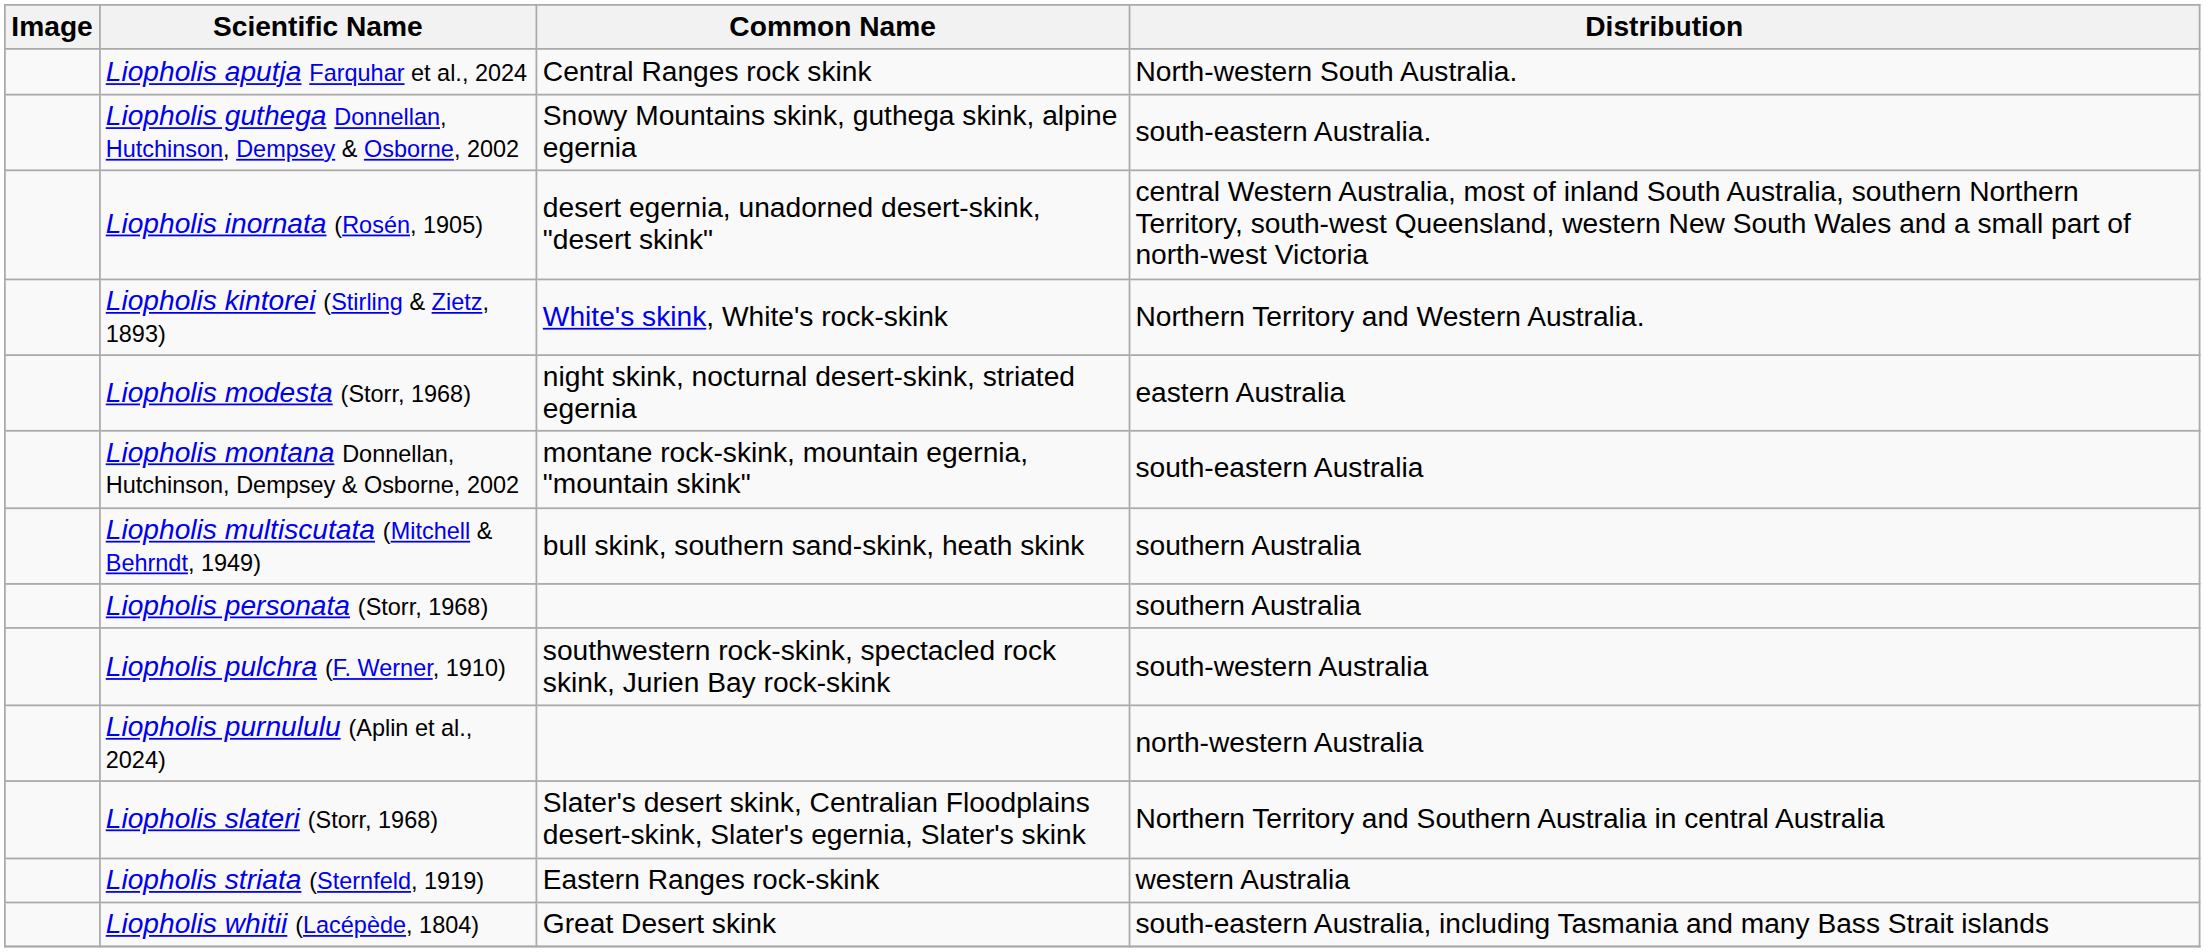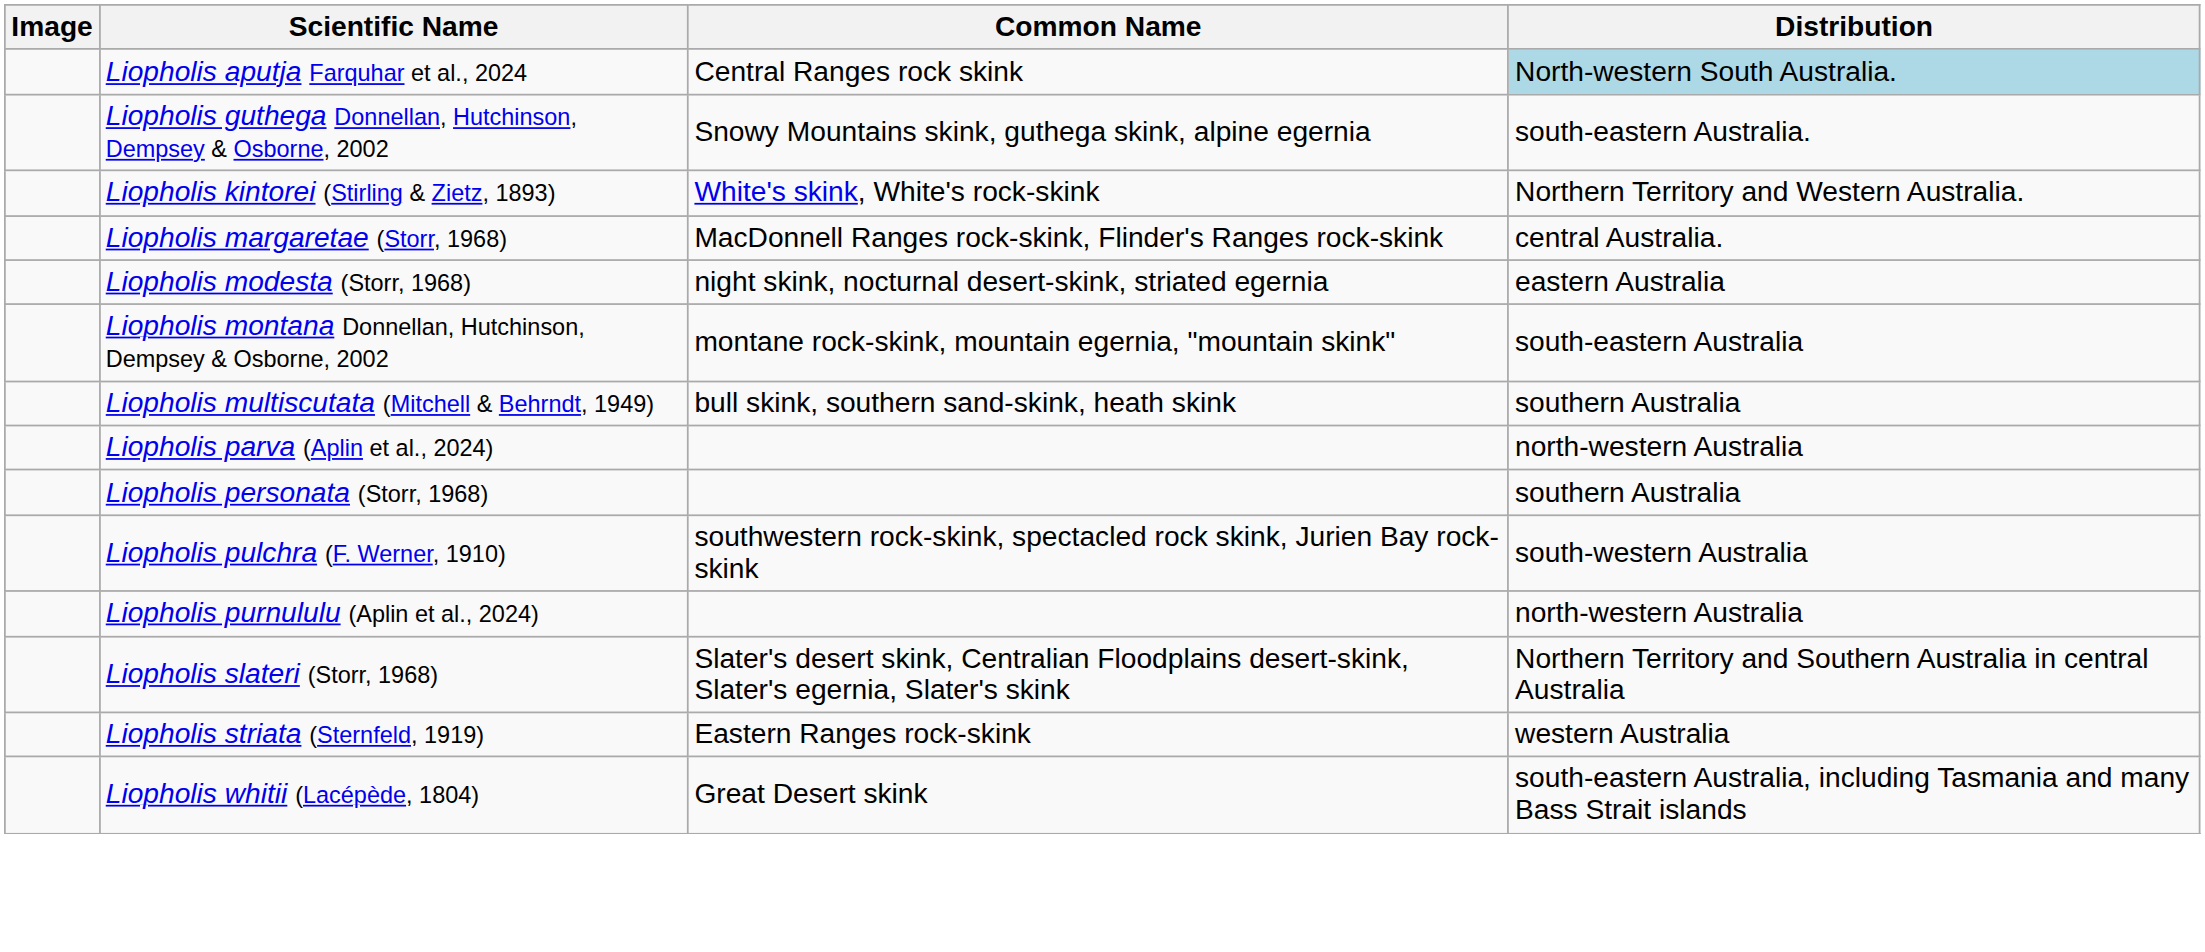(1326, 71) no background -> (1706, 71) lightblue background
- row: (294, 224)
+ row: (306, 237)
+ row: (300, 447)
